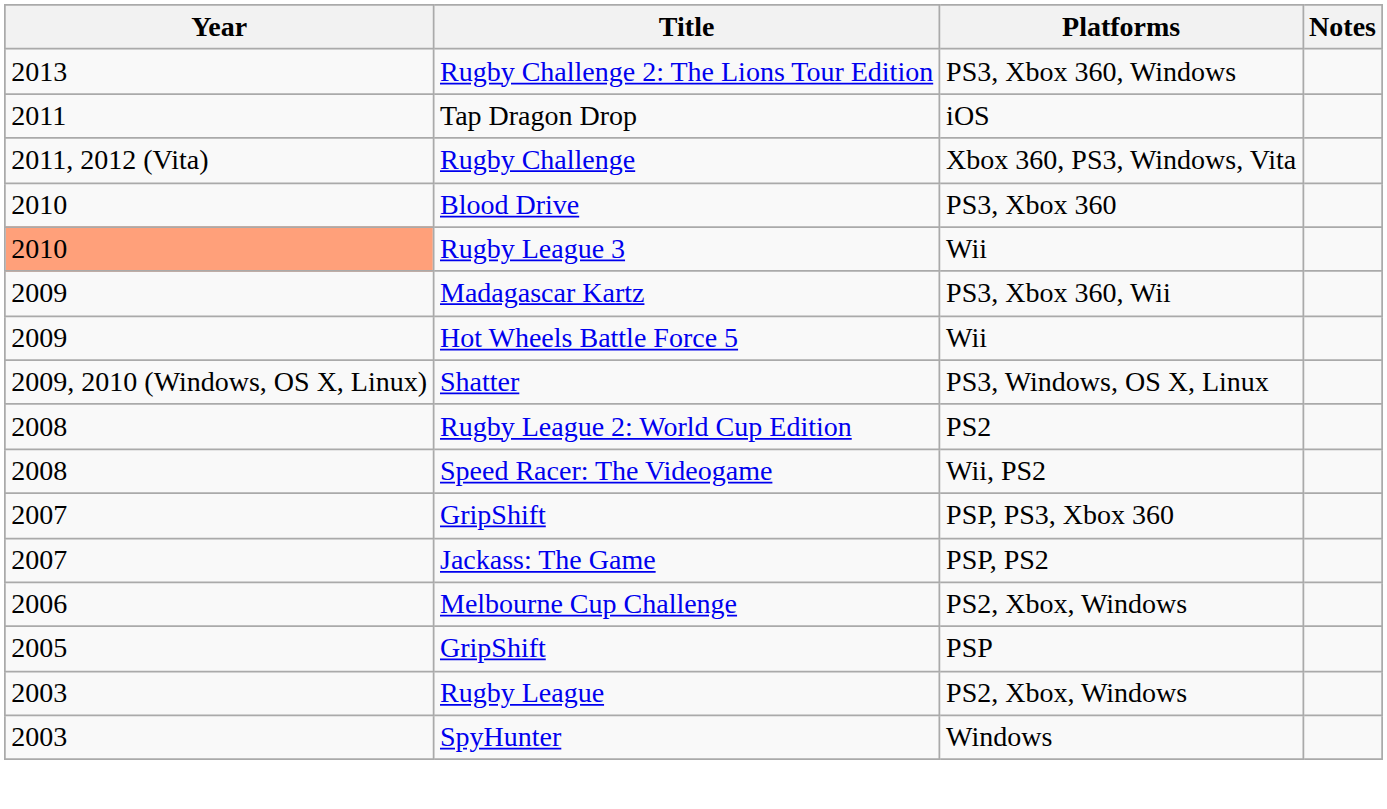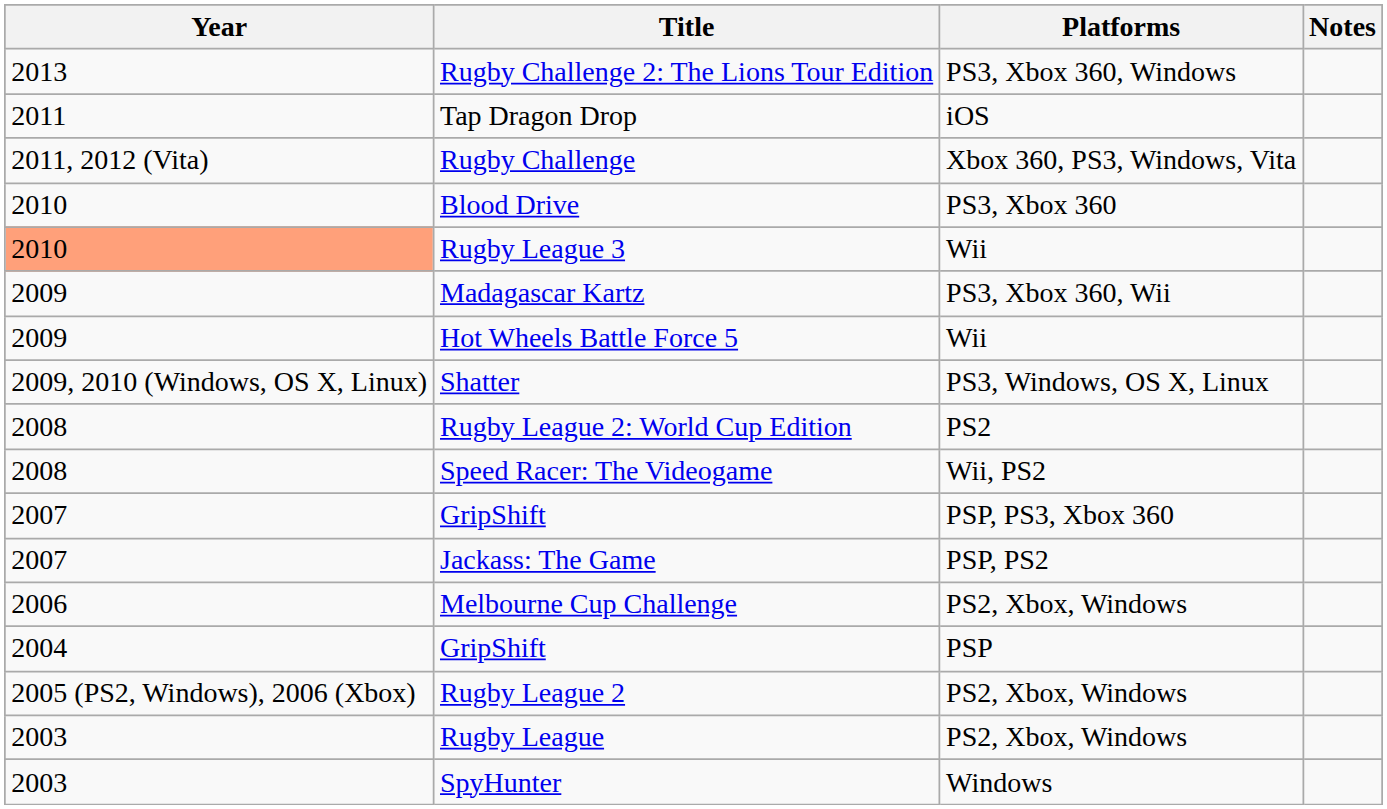(39, 648) 2005 -> (39, 648) 2004
+ row: (533, 692)
